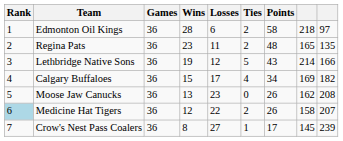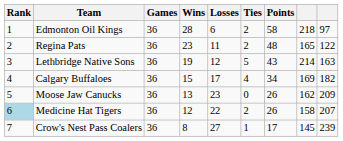(327, 45) 135 -> (327, 45) 122
(327, 62) 166 -> (327, 62) 163
(327, 95) 208 -> (327, 95) 209
